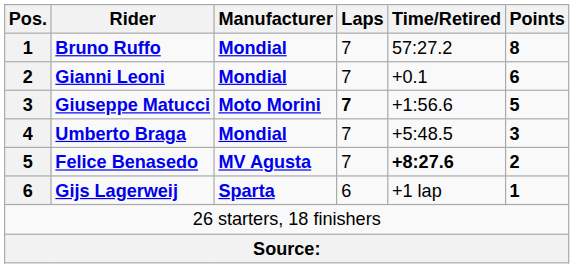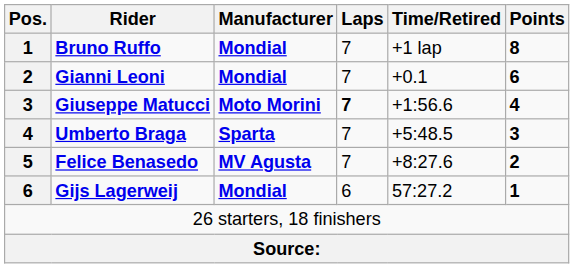(422, 48) 57:27.2 -> (417, 48) +1 lap
(515, 105) 5 -> (515, 105) 4
(253, 134) Mondial -> (247, 134) Sparta
(423, 162) bold -> (422, 162) normal
(247, 191) Sparta -> (253, 191) Mondial
(417, 191) +1 lap -> (422, 191) 57:27.2
